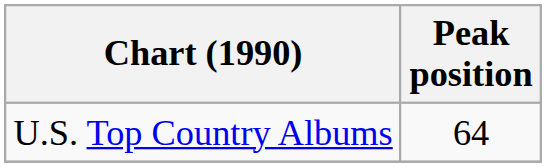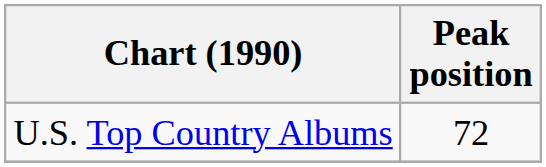(471, 131) 64 -> (471, 131) 72
